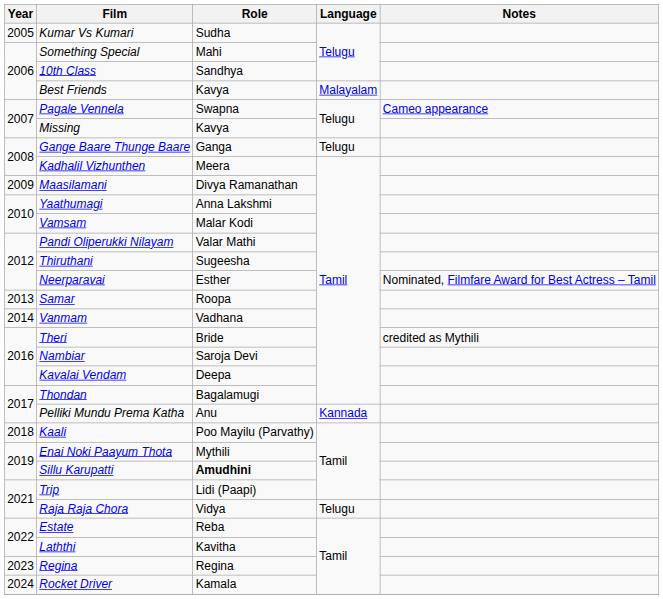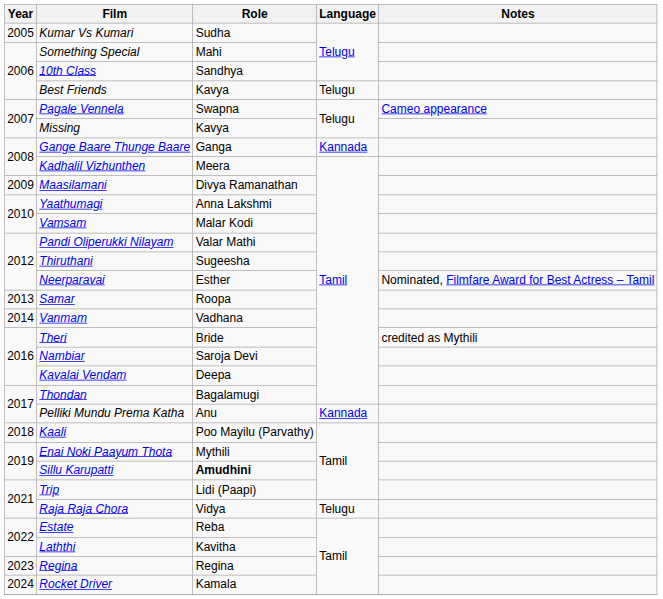(348, 90) Malayalam -> (337, 90) Telugu
(337, 147) Telugu -> (343, 147) Kannada
